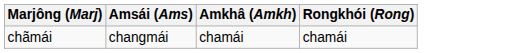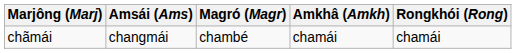+ column: (243, 15)
